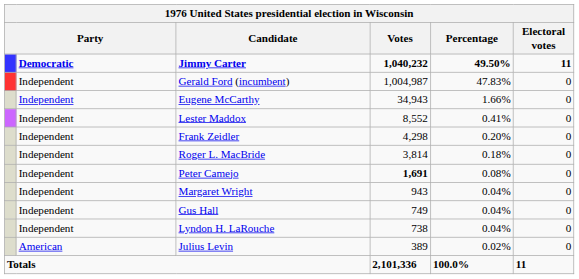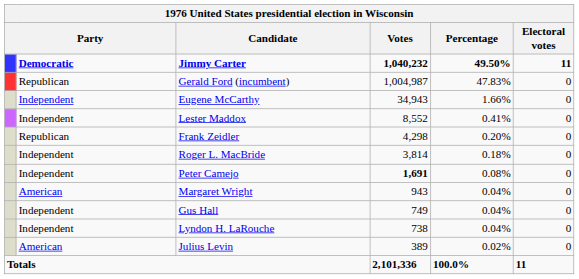(46, 81) Independent -> (44, 81) Republican
(46, 136) Independent -> (44, 136) Republican
(46, 191) Independent -> (41, 191) American
